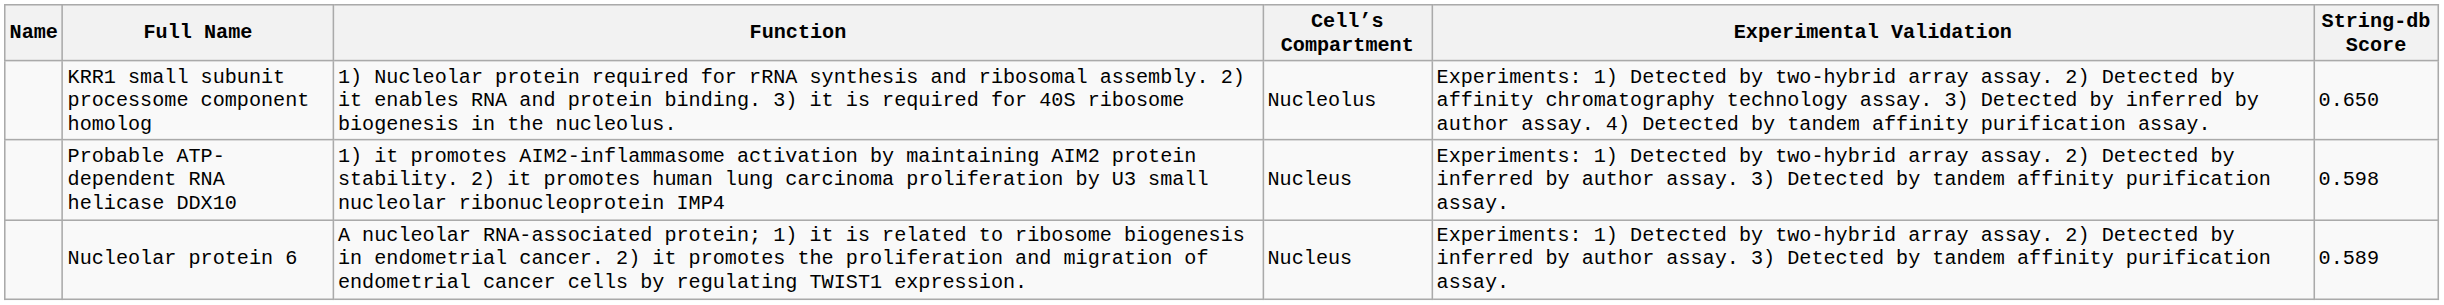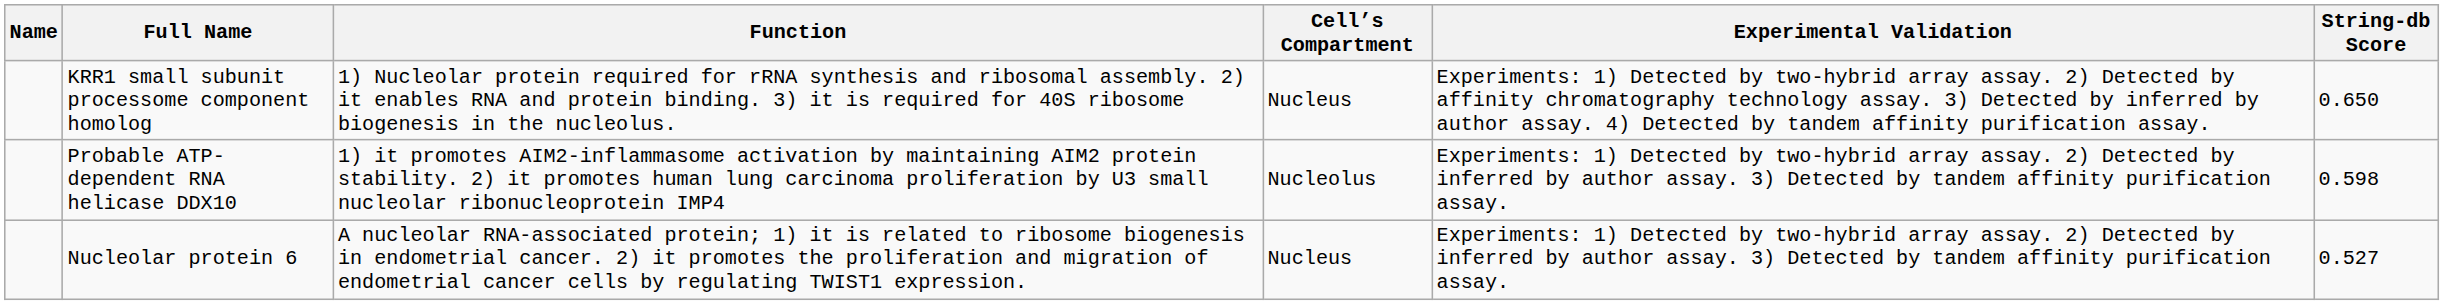(1322, 101) Nucleolus -> (1310, 101) Nucleus
(1310, 180) Nucleus -> (1322, 180) Nucleolus
(2349, 259) 0.589 -> (2349, 259) 0.527
